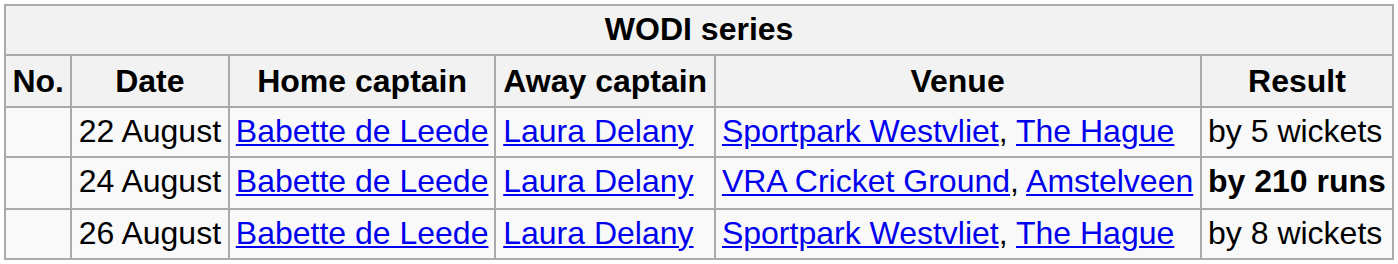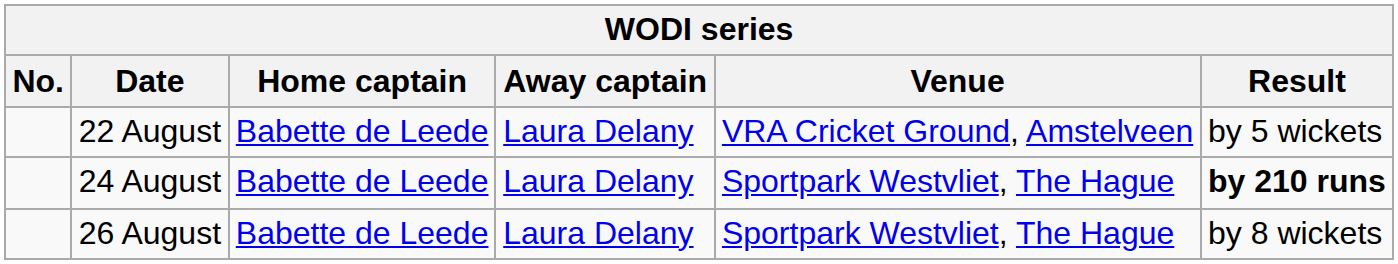(948, 131) Sportpark Westvliet, The Hague -> (958, 131) VRA Cricket Ground, Amstelveen
(958, 182) VRA Cricket Ground, Amstelveen -> (948, 182) Sportpark Westvliet, The Hague
